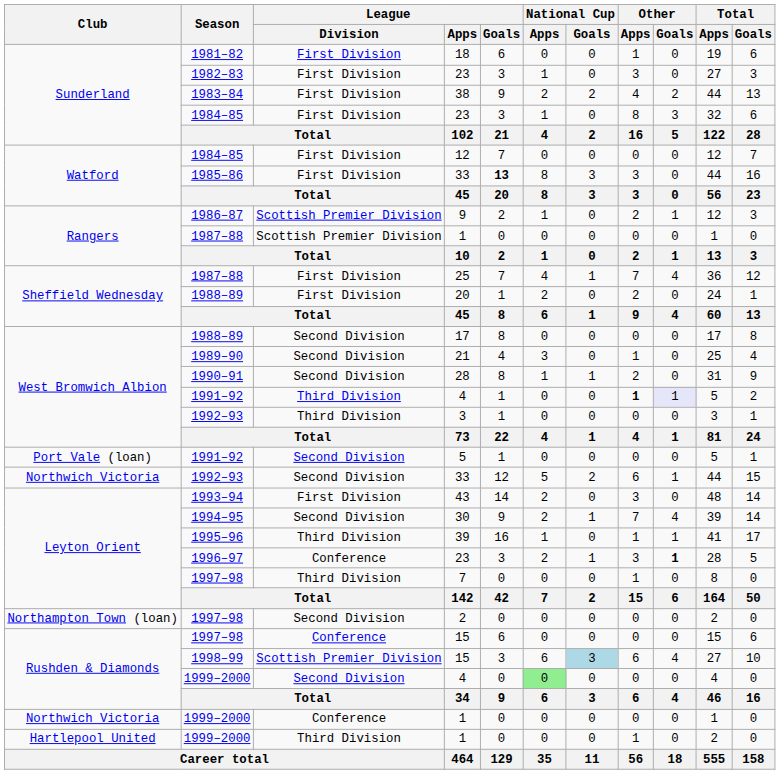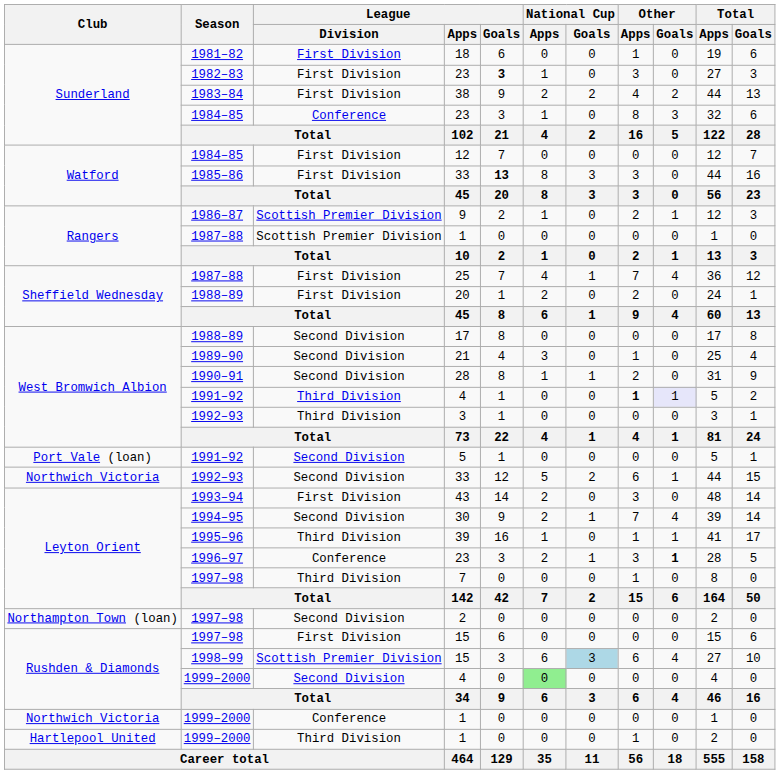(502, 75) normal -> (502, 75) bold
(349, 115) First Division -> (349, 115) Conference
(349, 639) Conference -> (349, 639) First Division
